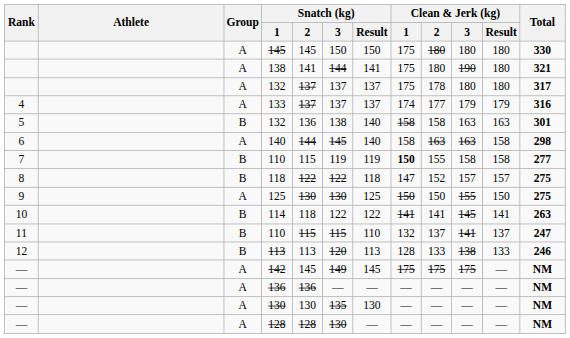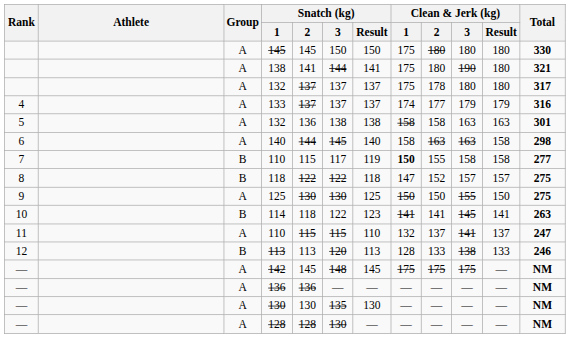(243, 123) B -> (243, 123) A
(372, 123) 140 -> (372, 123) 138
(338, 159) 119 -> (338, 159) 117
(372, 214) 122 -> (372, 214) 123
(243, 232) B -> (243, 232) A
(338, 269) 149 -> (338, 269) 148
